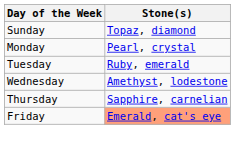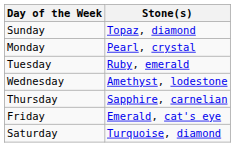(164, 116) lightsalmon background -> (164, 116) no background
+ row: (32, 133)
